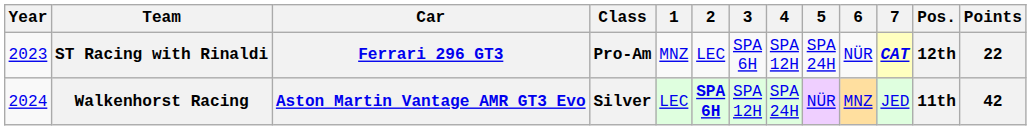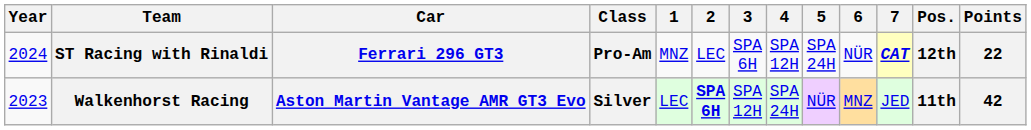(28, 55) 2023 -> (28, 55) 2024
(28, 101) 2024 -> (28, 101) 2023
